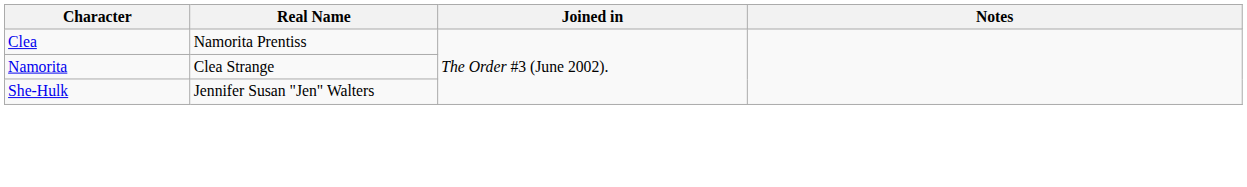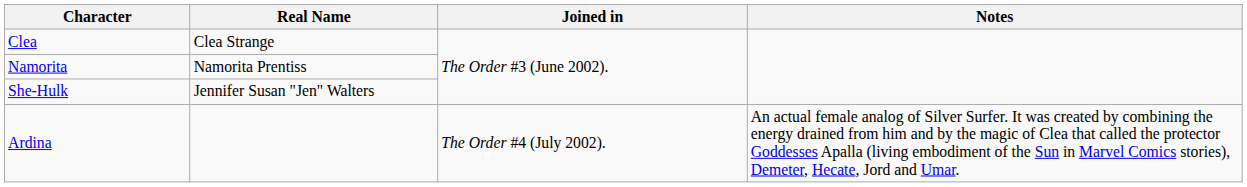(250, 41) Namorita Prentiss -> (234, 41) Clea Strange
(234, 66) Clea Strange -> (250, 66) Namorita Prentiss
+ row: (30, 142)
